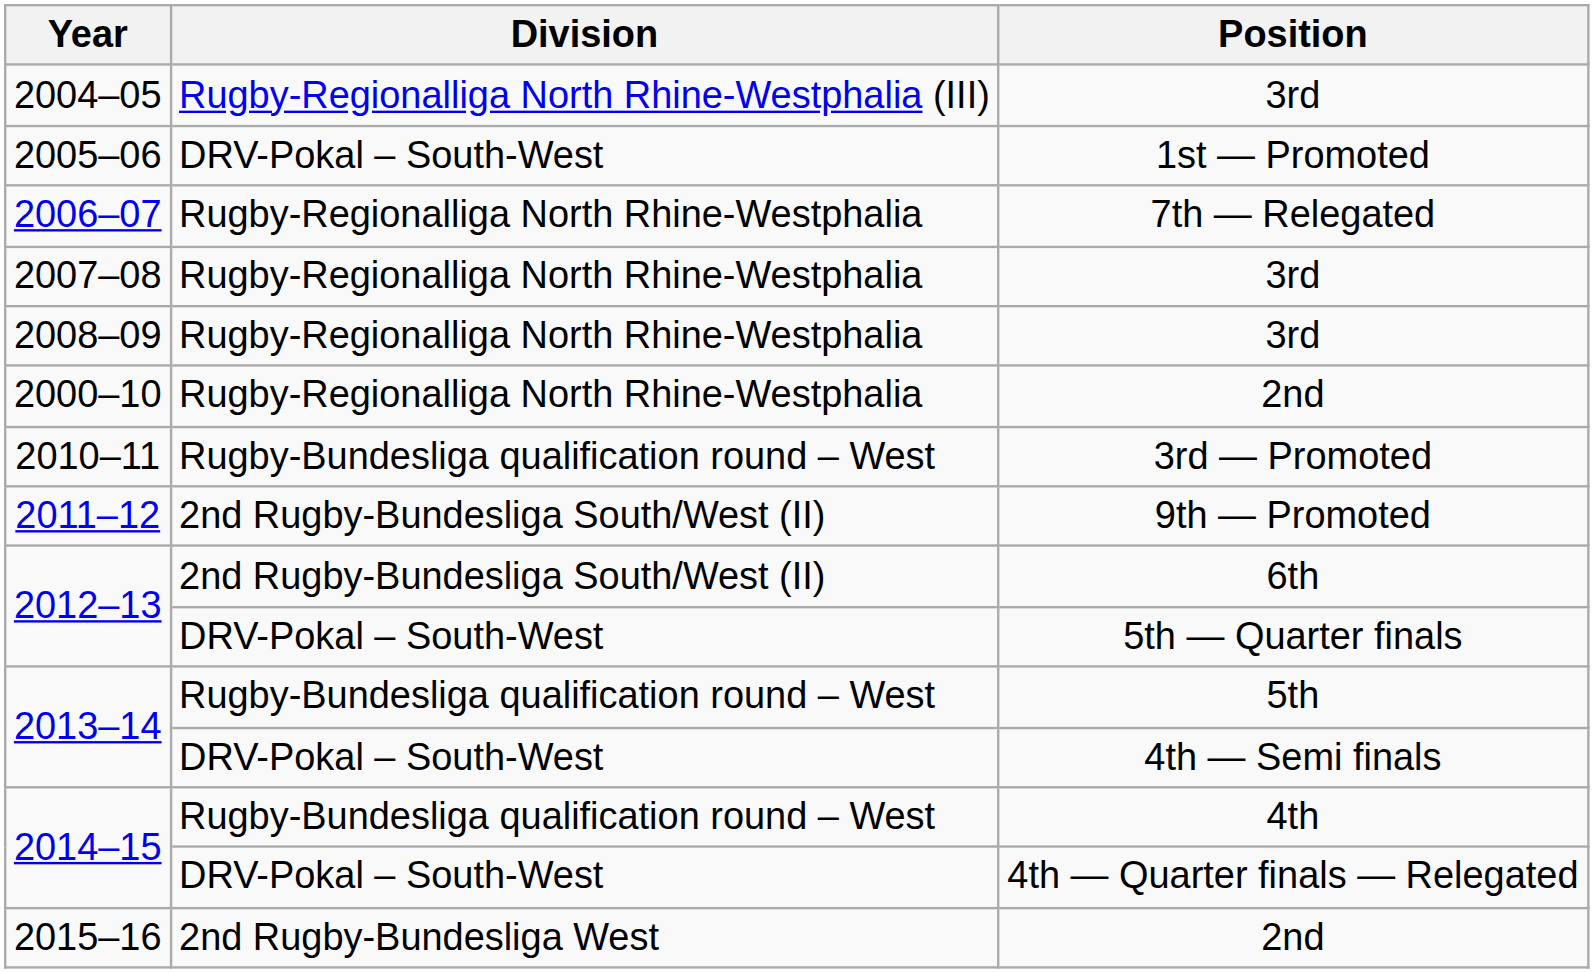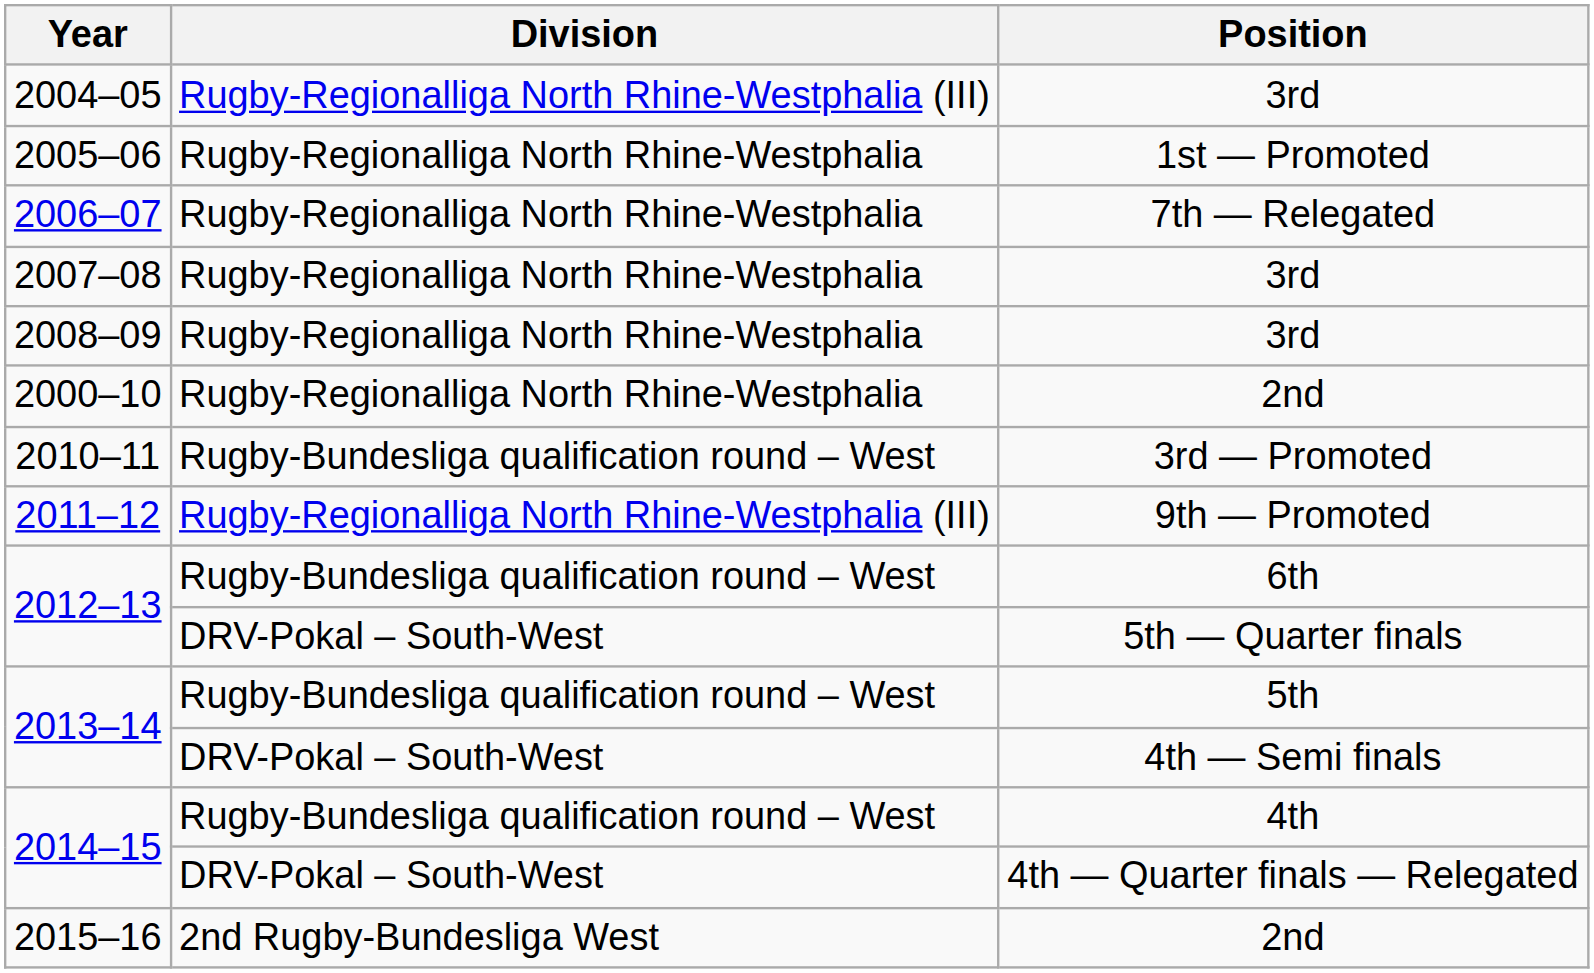(391, 154) DRV-Pokal – South-West -> (551, 154) Rugby-Regionalliga North Rhine-Westphalia
(502, 515) 2nd Rugby-Bundesliga South/West (II) -> (584, 515) Rugby-Regionalliga North Rhine-Westphalia (III)
(502, 575) 2nd Rugby-Bundesliga South/West (II) -> (557, 575) Rugby-Bundesliga qualification round – West
